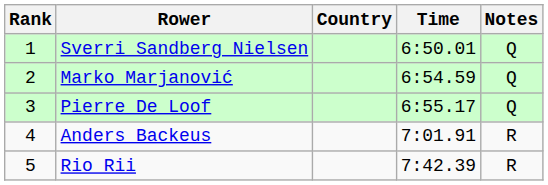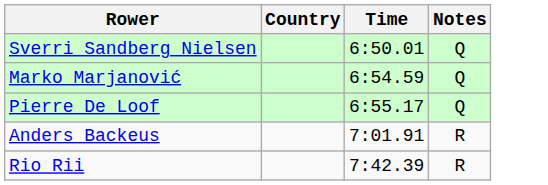- column: (31, 19)
